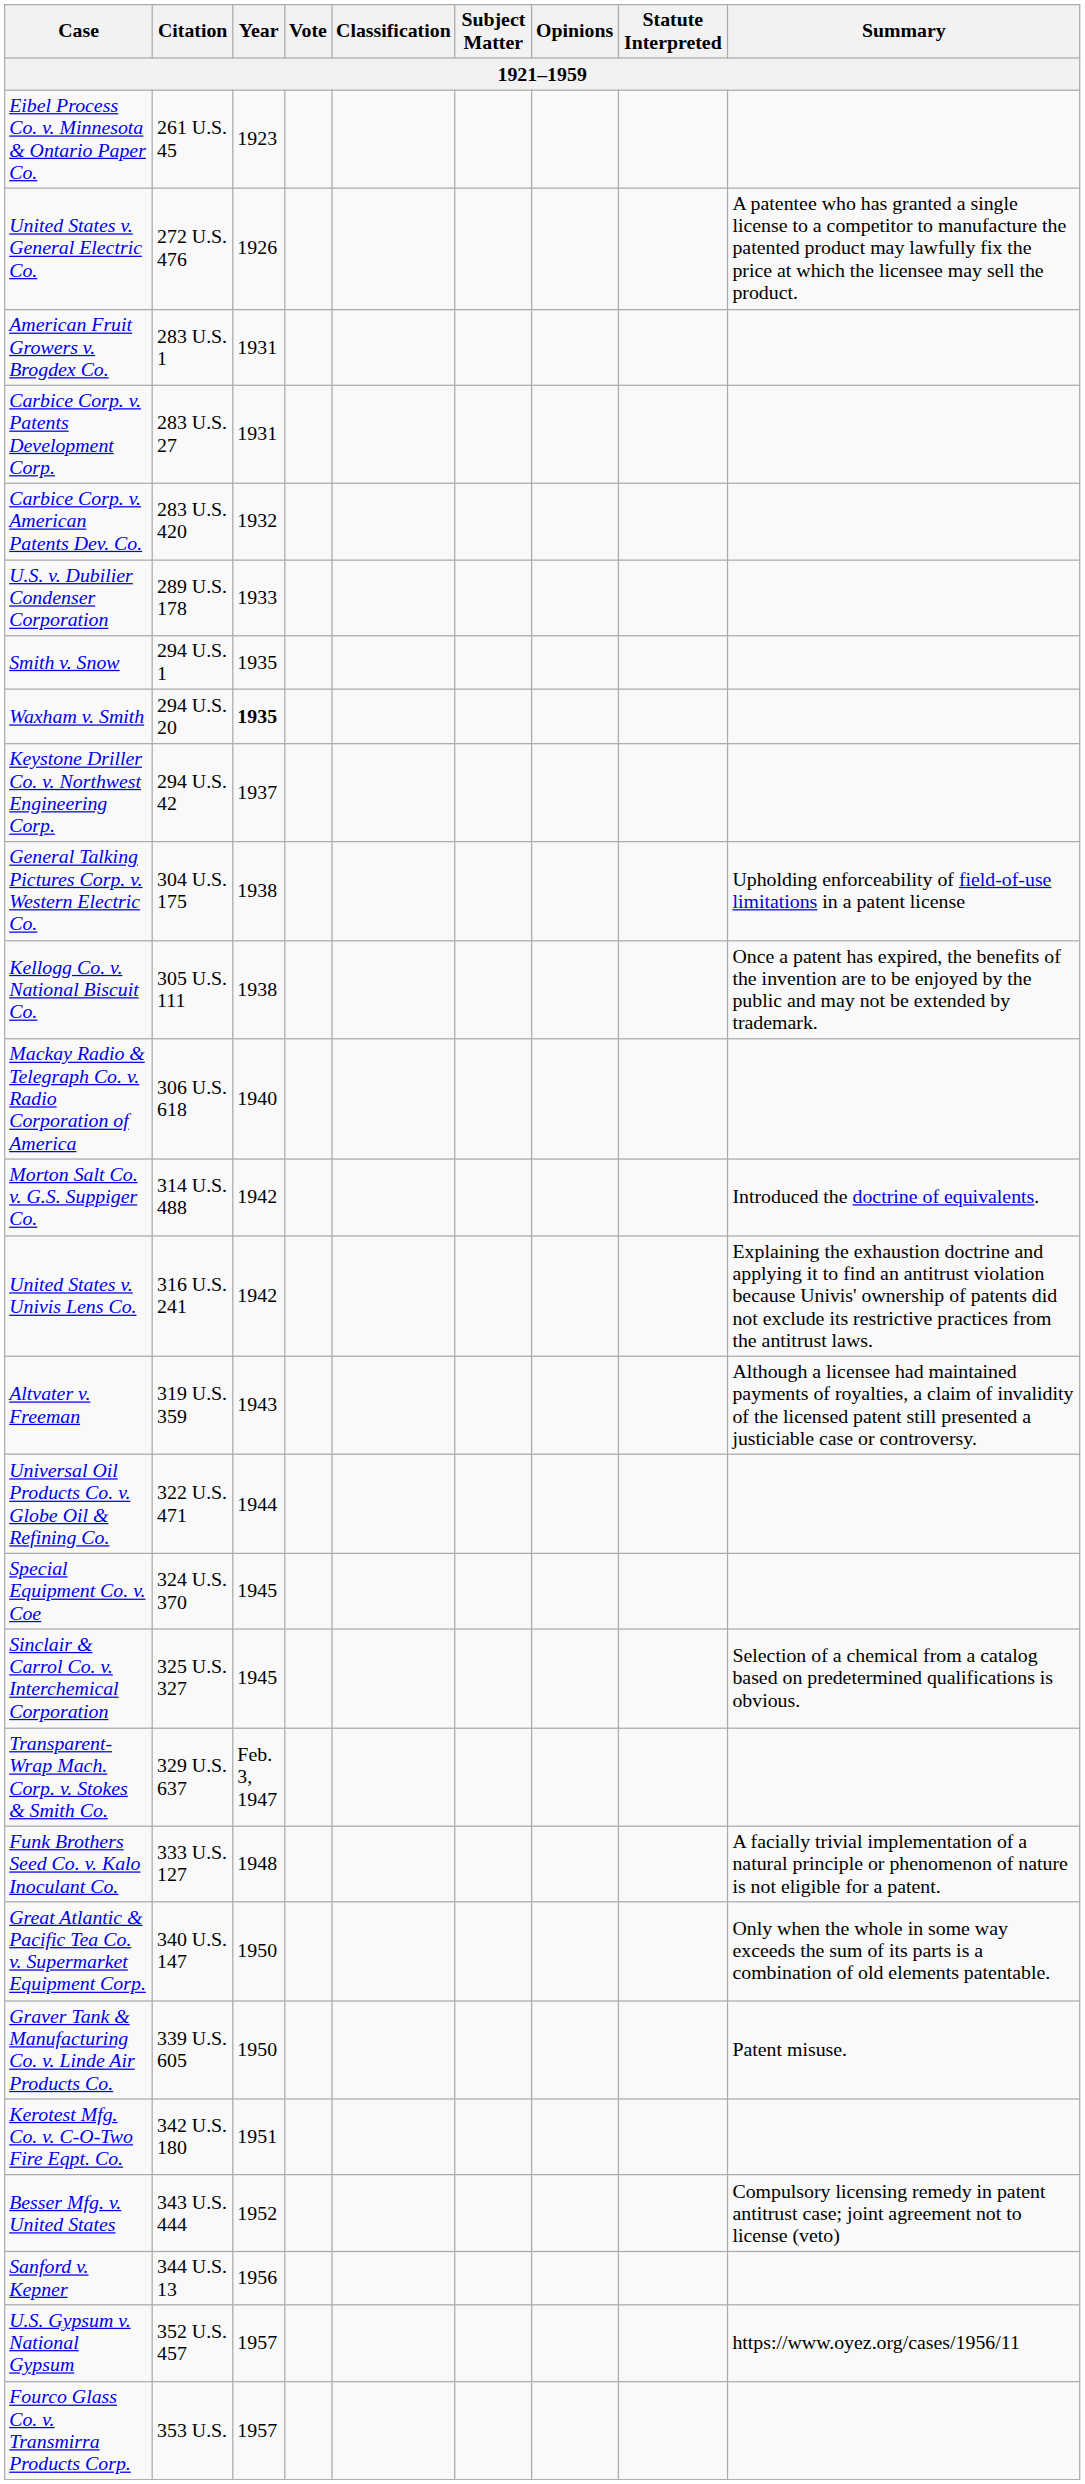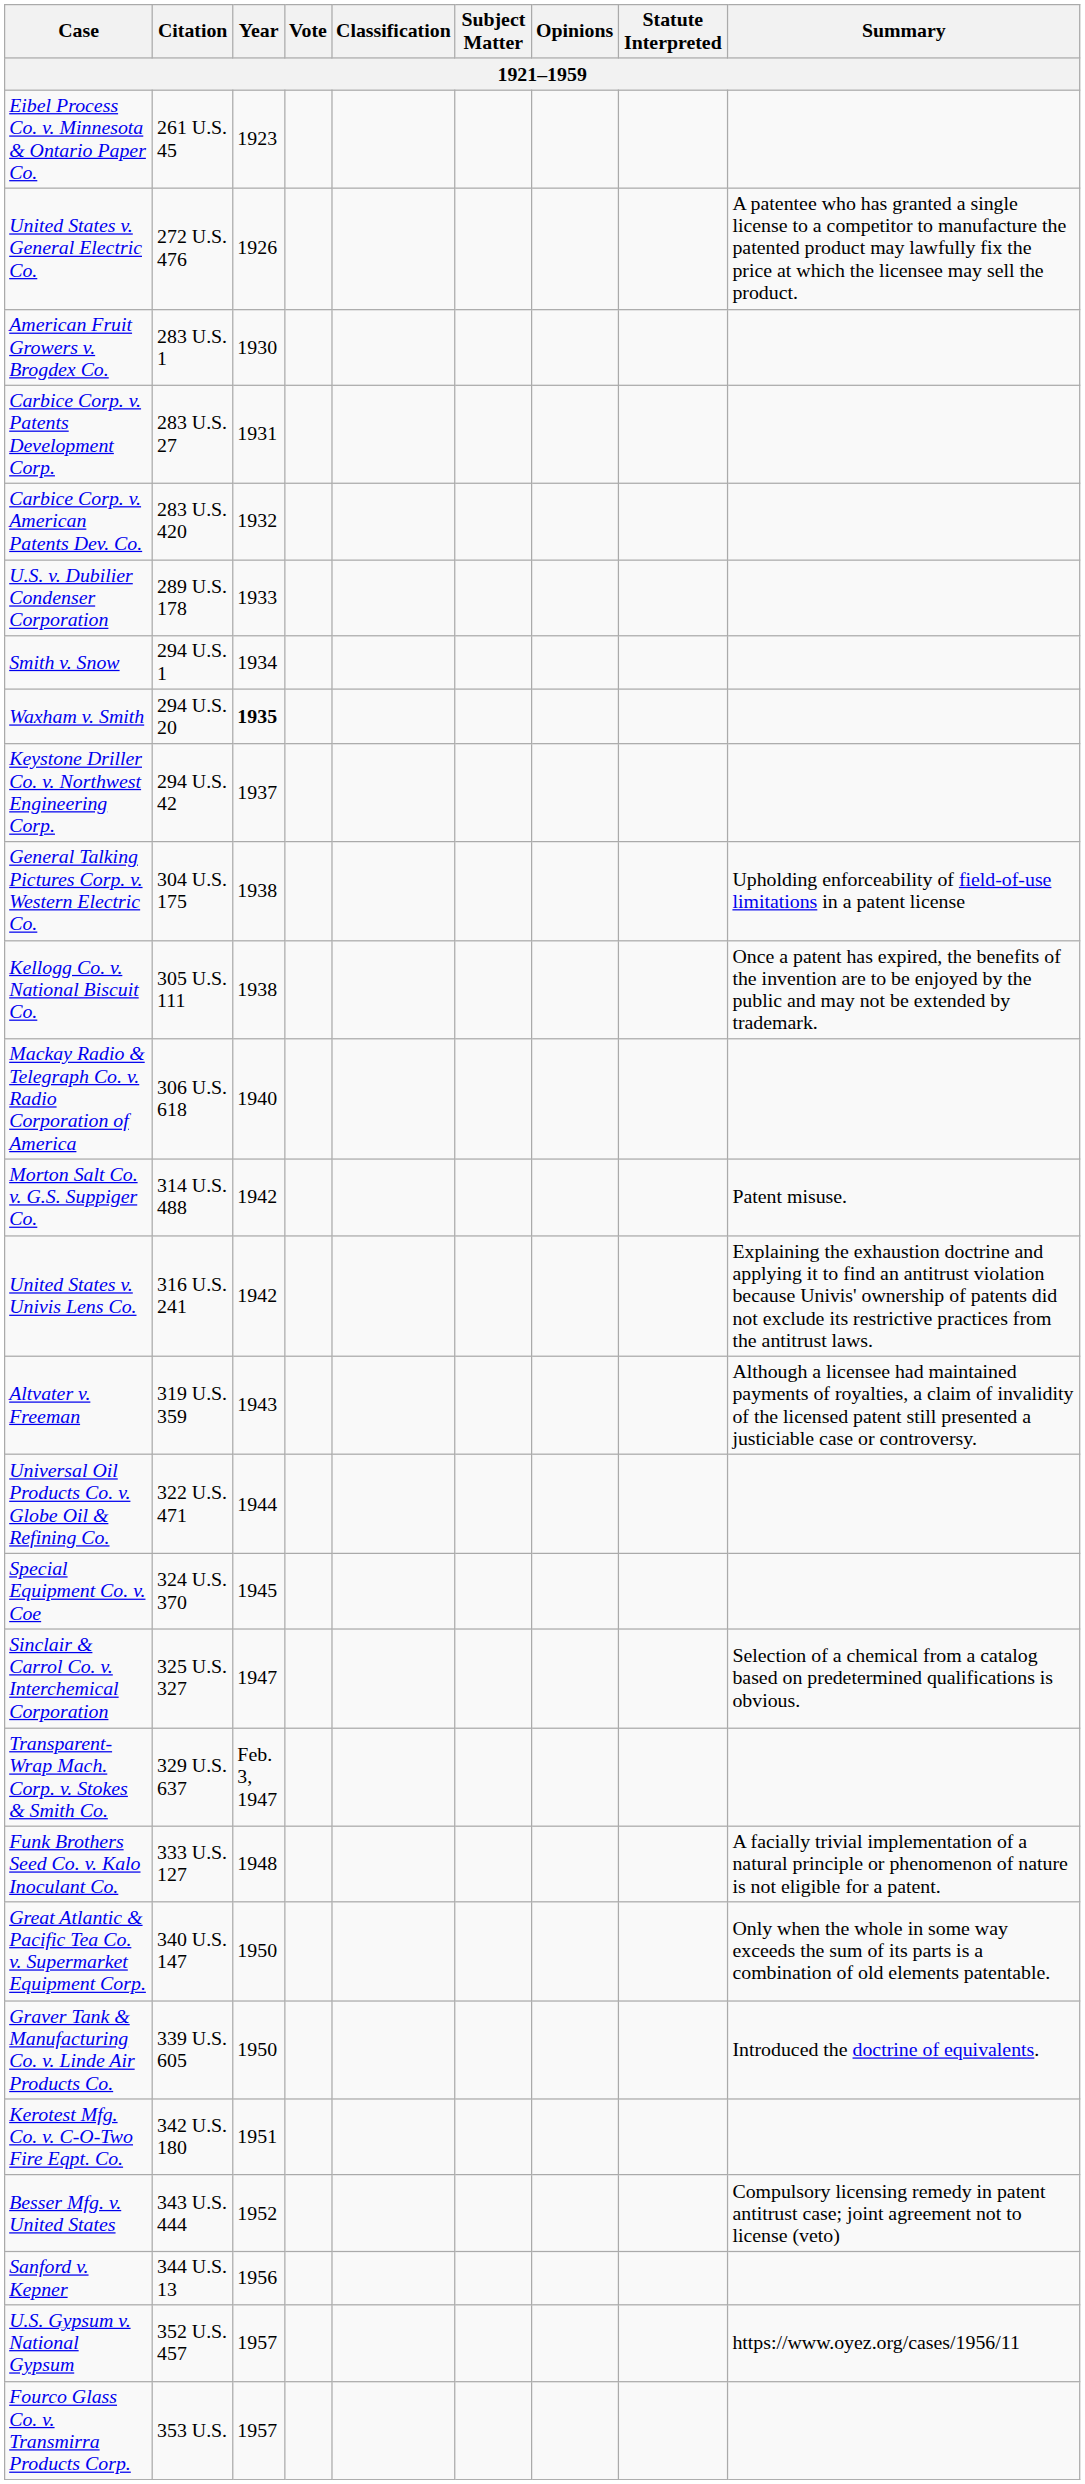(257, 346) 1931 -> (257, 346) 1930
(257, 662) 1935 -> (257, 662) 1934
(886, 1197) Introduced the doctrine of equivalents. -> (790, 1197) Patent misuse.
(257, 1678) 1945 -> (257, 1678) 1947
(790, 2049) Patent misuse. -> (886, 2049) Introduced the doctrine of equivalents.
